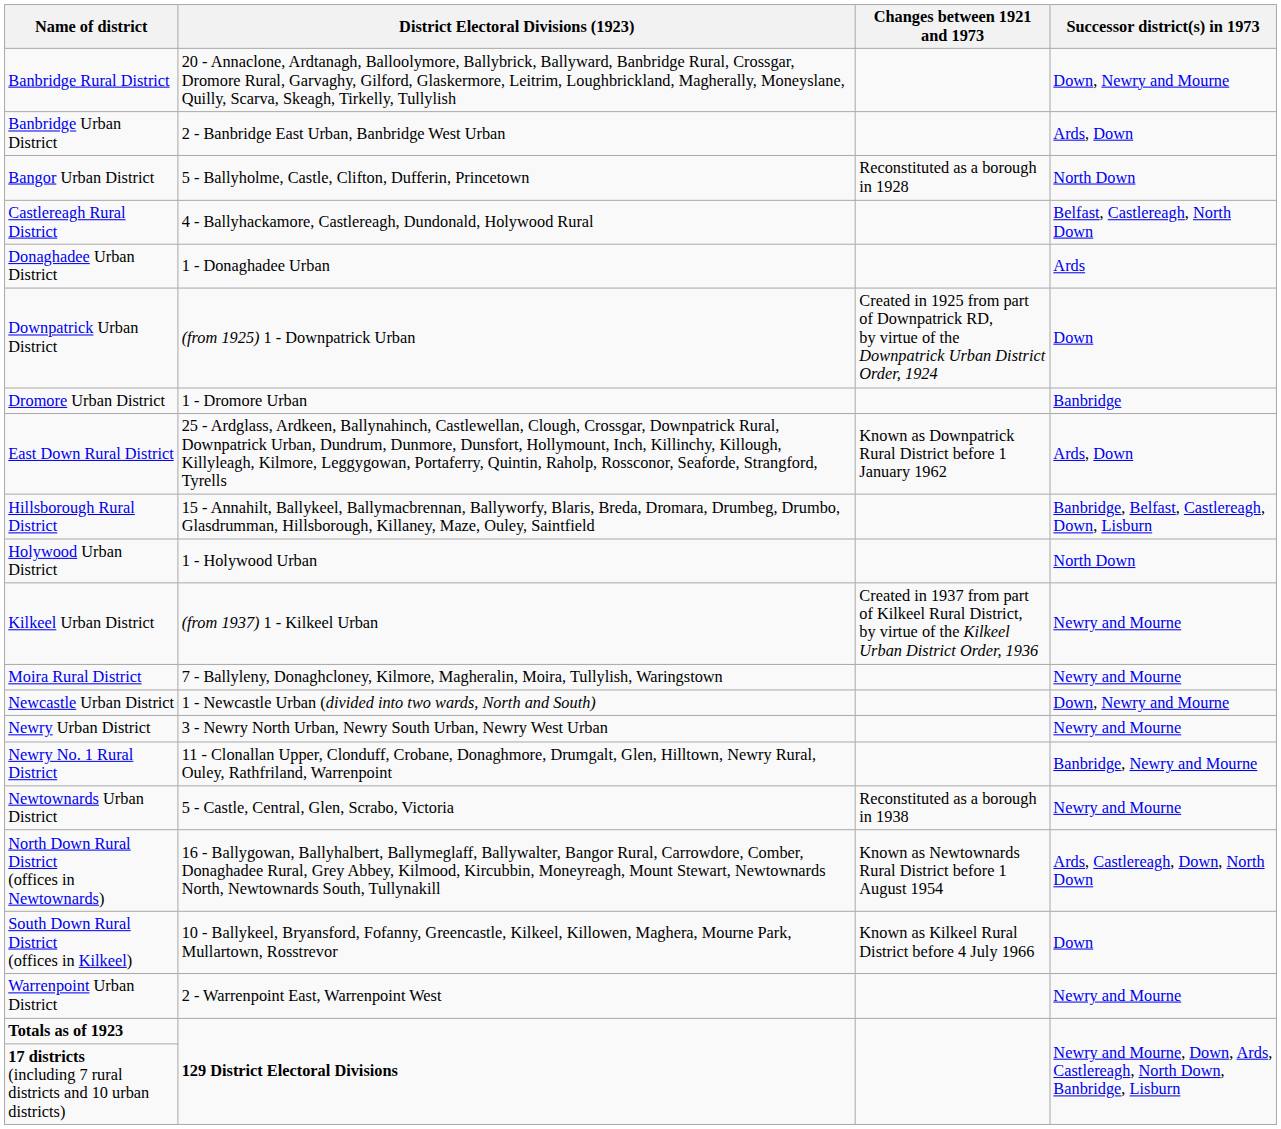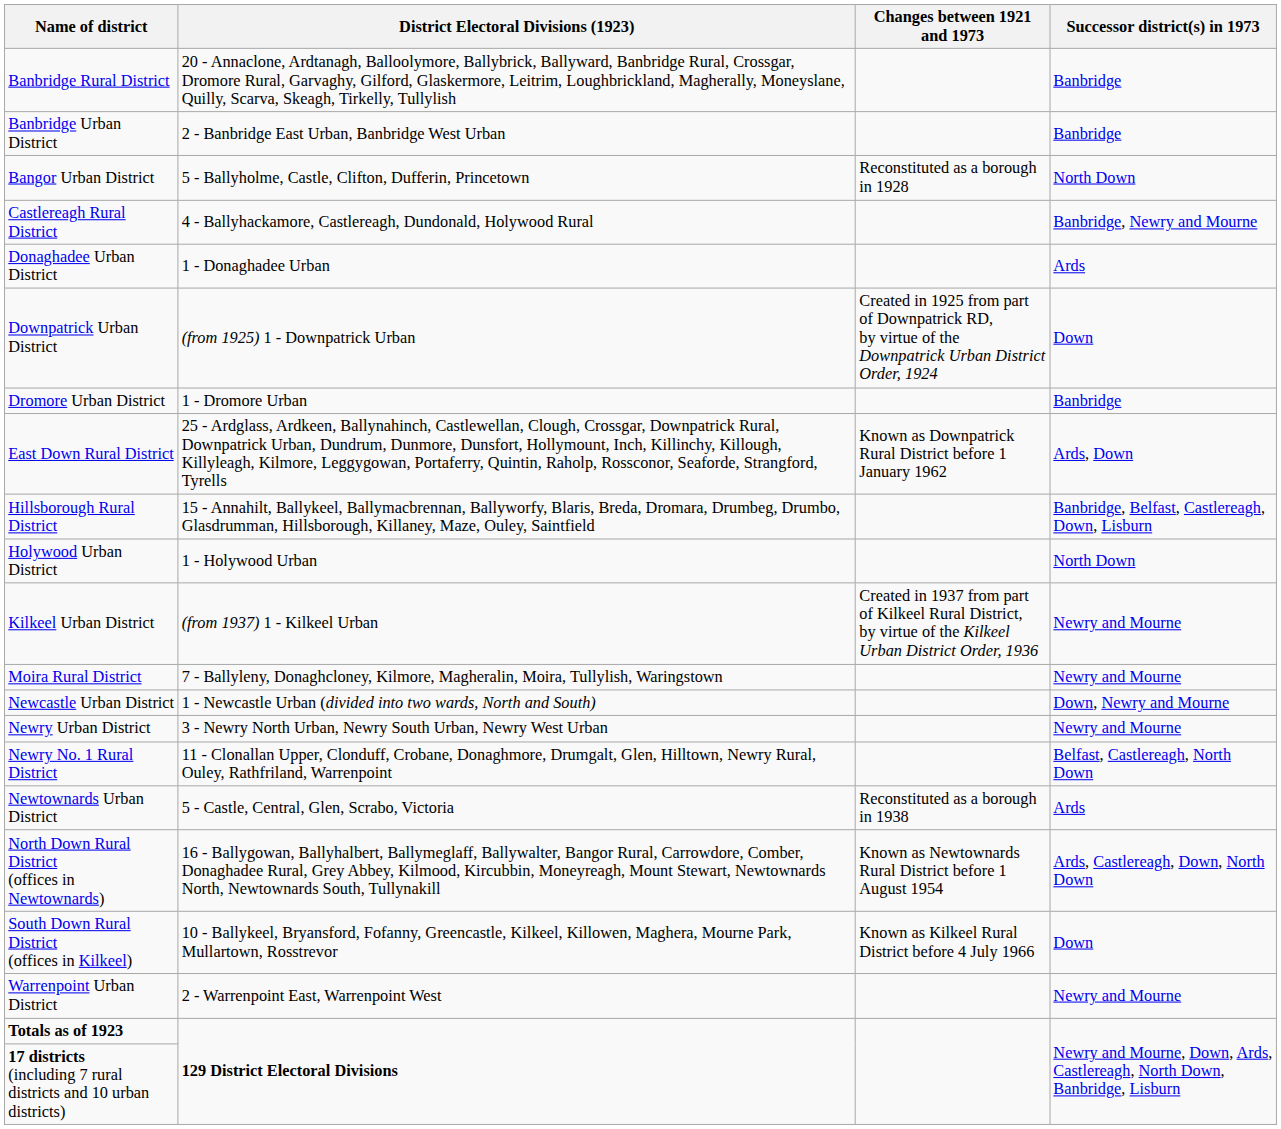(1141, 80) Down, Newry and Mourne -> (1087, 80) Banbridge
(1093, 133) Ards, Down -> (1087, 133) Banbridge
(1142, 221) Belfast, Castlereagh, North Down -> (1155, 221) Banbridge, Newry and Mourne
(1155, 763) Banbridge, Newry and Mourne -> (1142, 763) Belfast, Castlereagh, North Down
(1117, 807) Newry and Mourne -> (1069, 807) Ards
